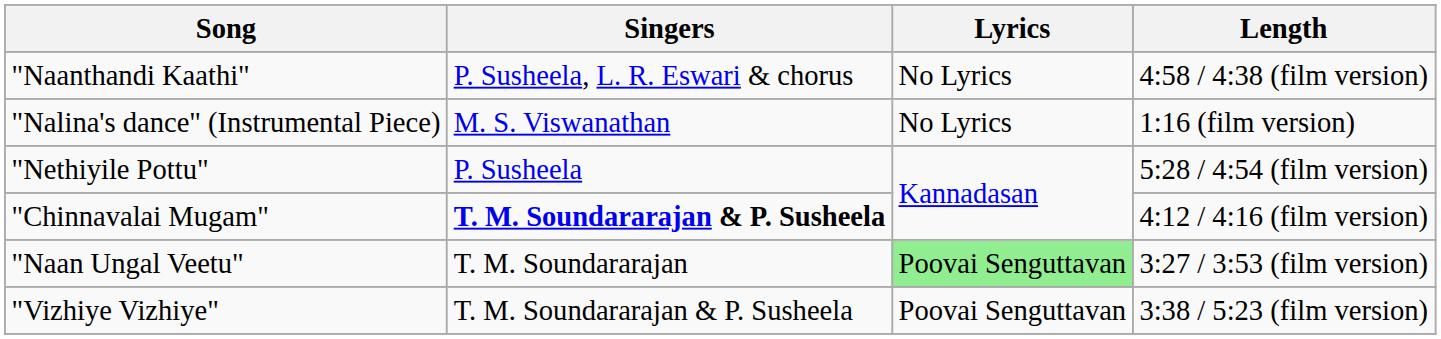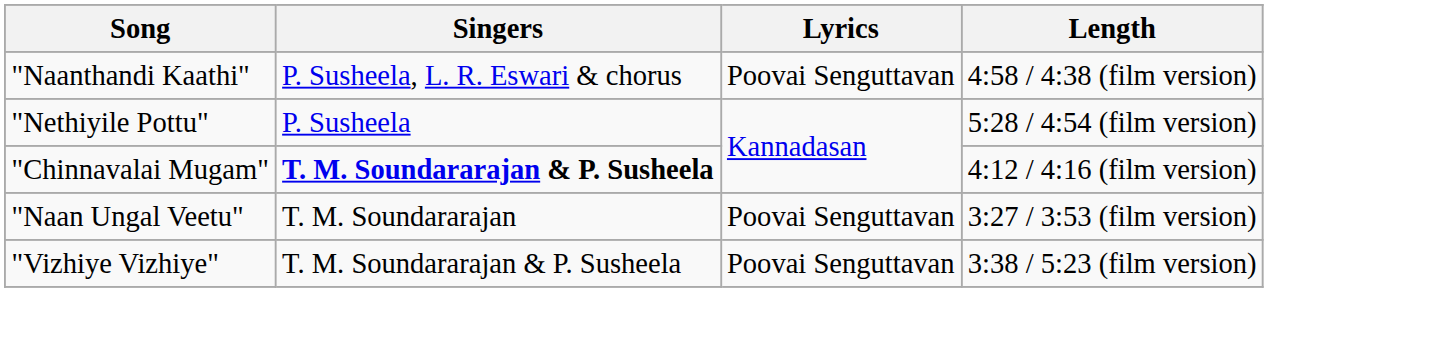(955, 75) No Lyrics -> (841, 75) Poovai Senguttavan
- row: (226, 122)
(1012, 263) lightgreen background -> (841, 216) no background
